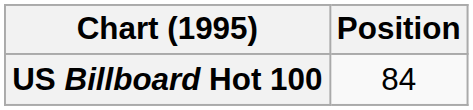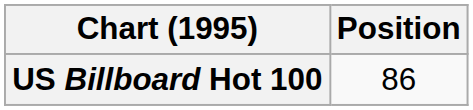(399, 79) 84 -> (399, 79) 86
